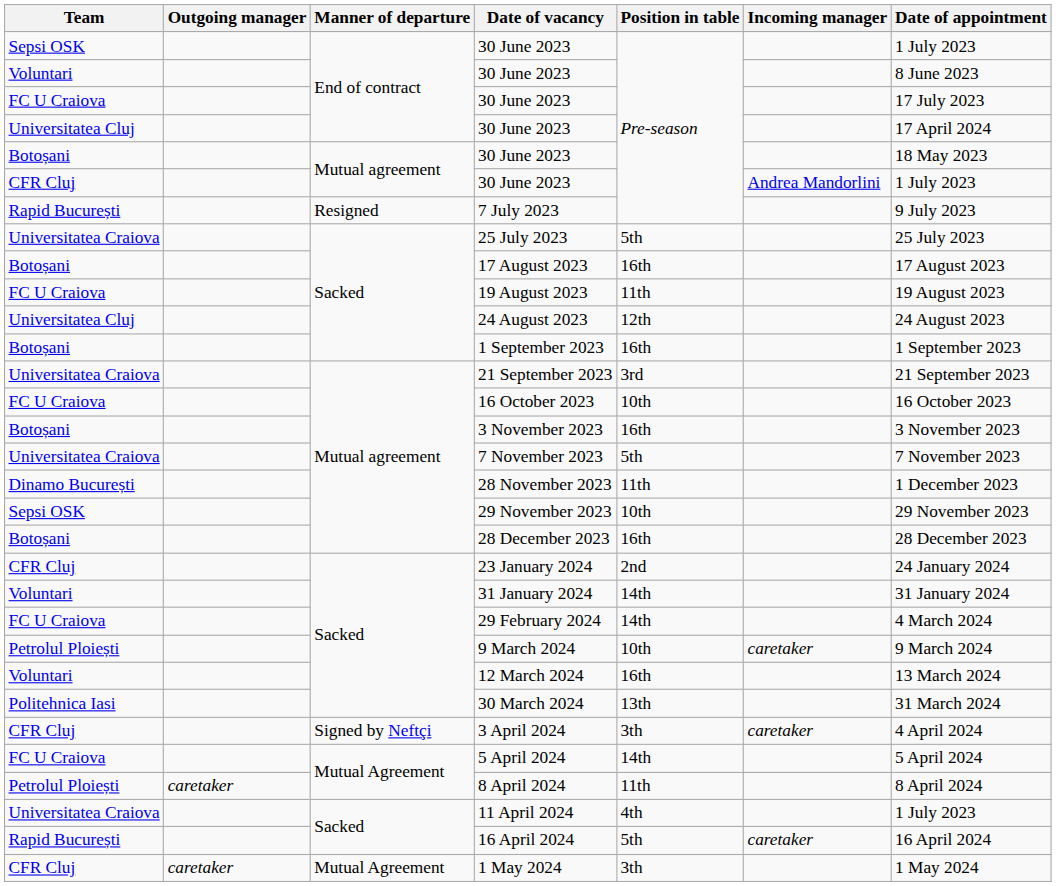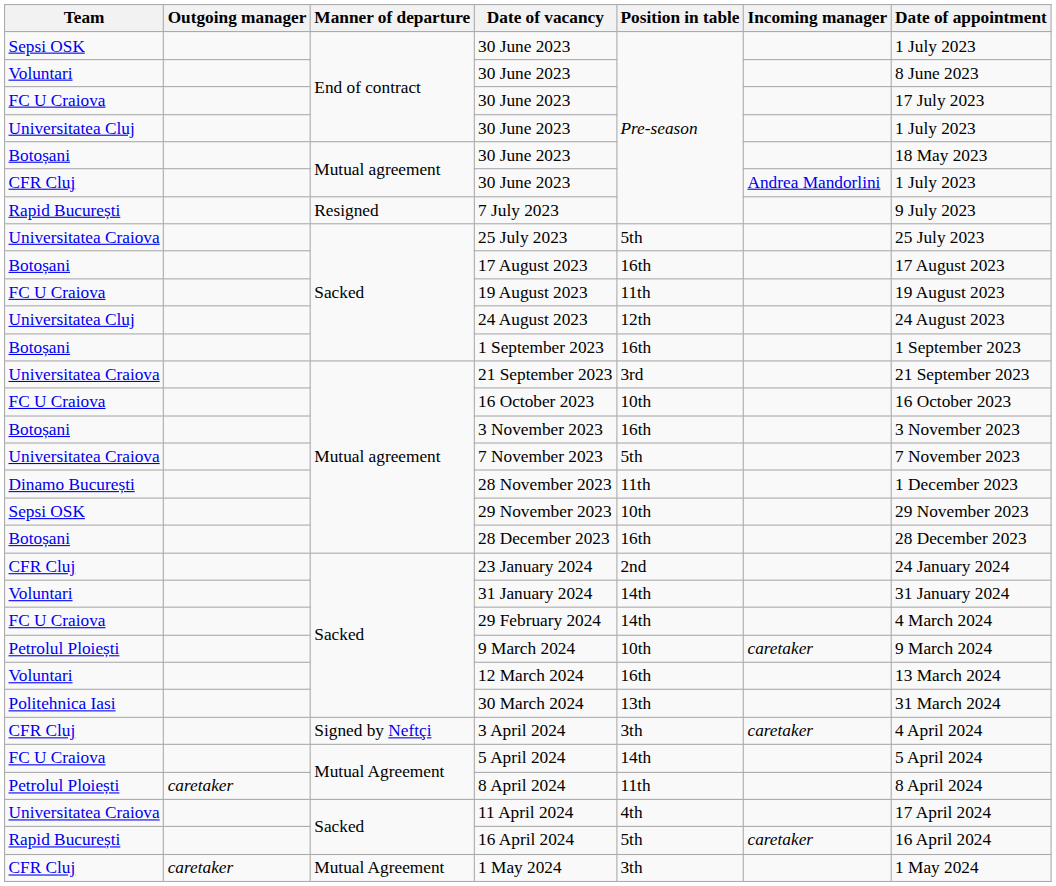(943, 127) 17 April 2024 -> (935, 127) 1 July 2023
(935, 812) 1 July 2023 -> (943, 812) 17 April 2024
